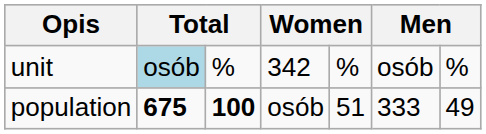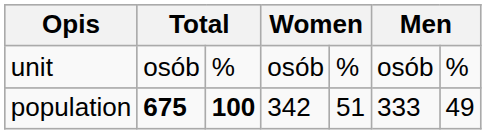(171, 66) lightblue background -> (171, 66) no background
(289, 66) 342 -> (296, 66) osób
(296, 107) osób -> (289, 107) 342
